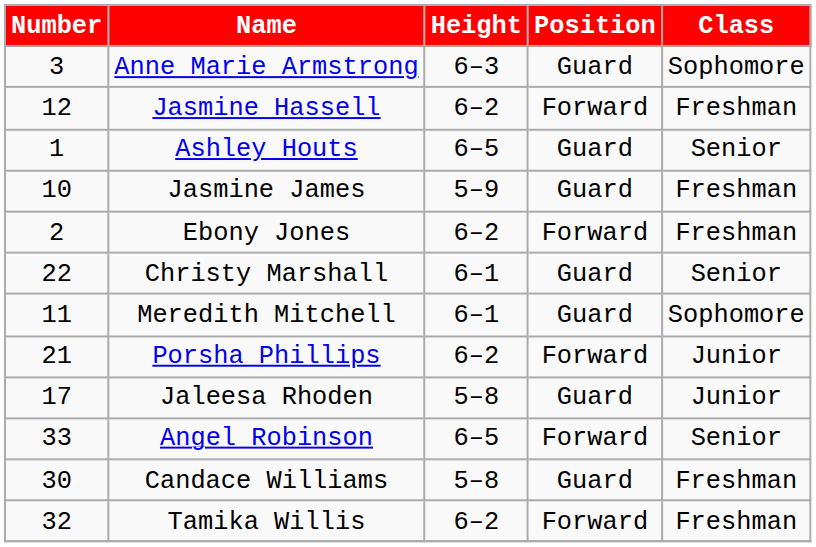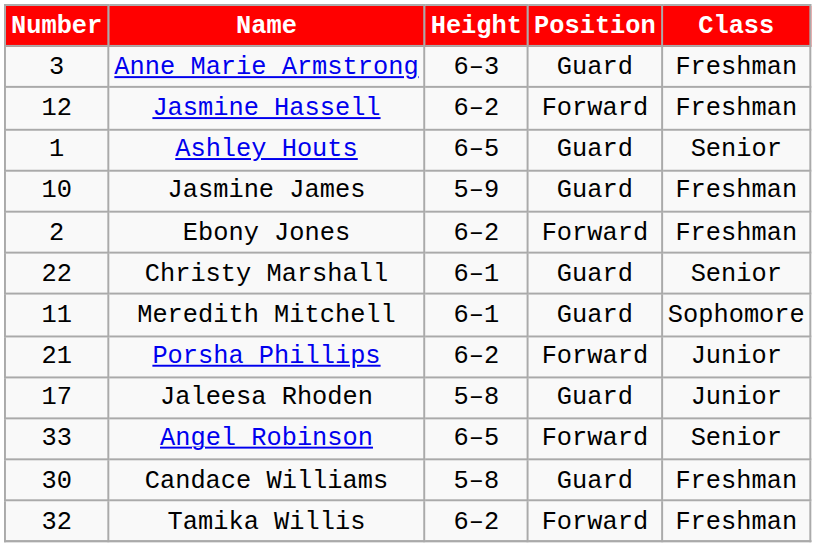(736, 67) Sophomore -> (736, 67) Freshman
